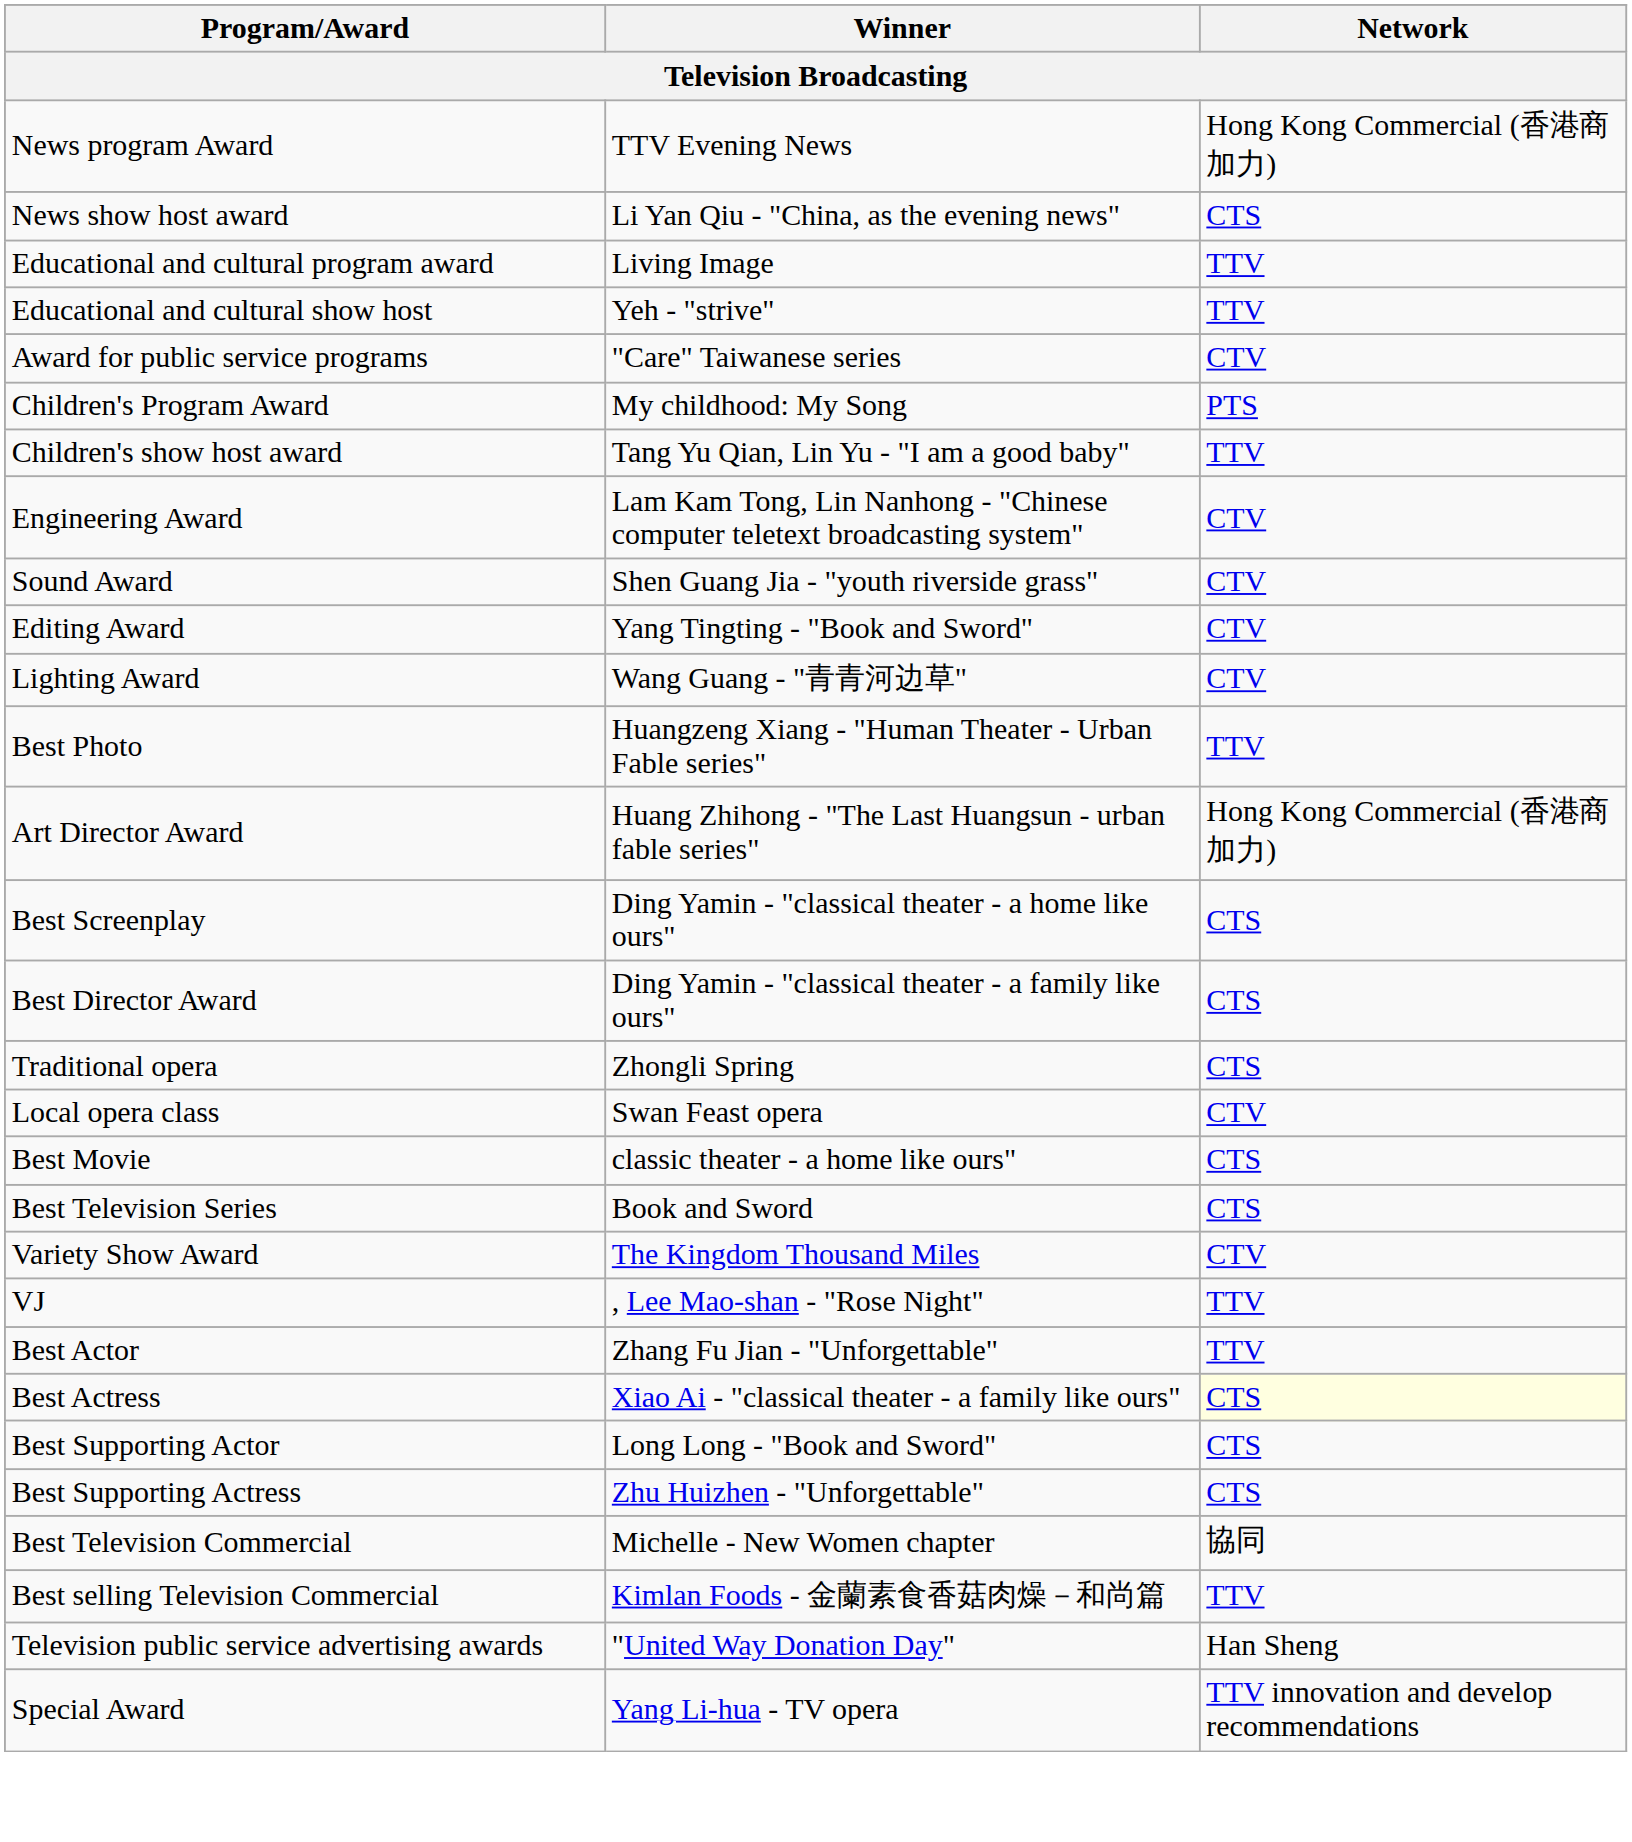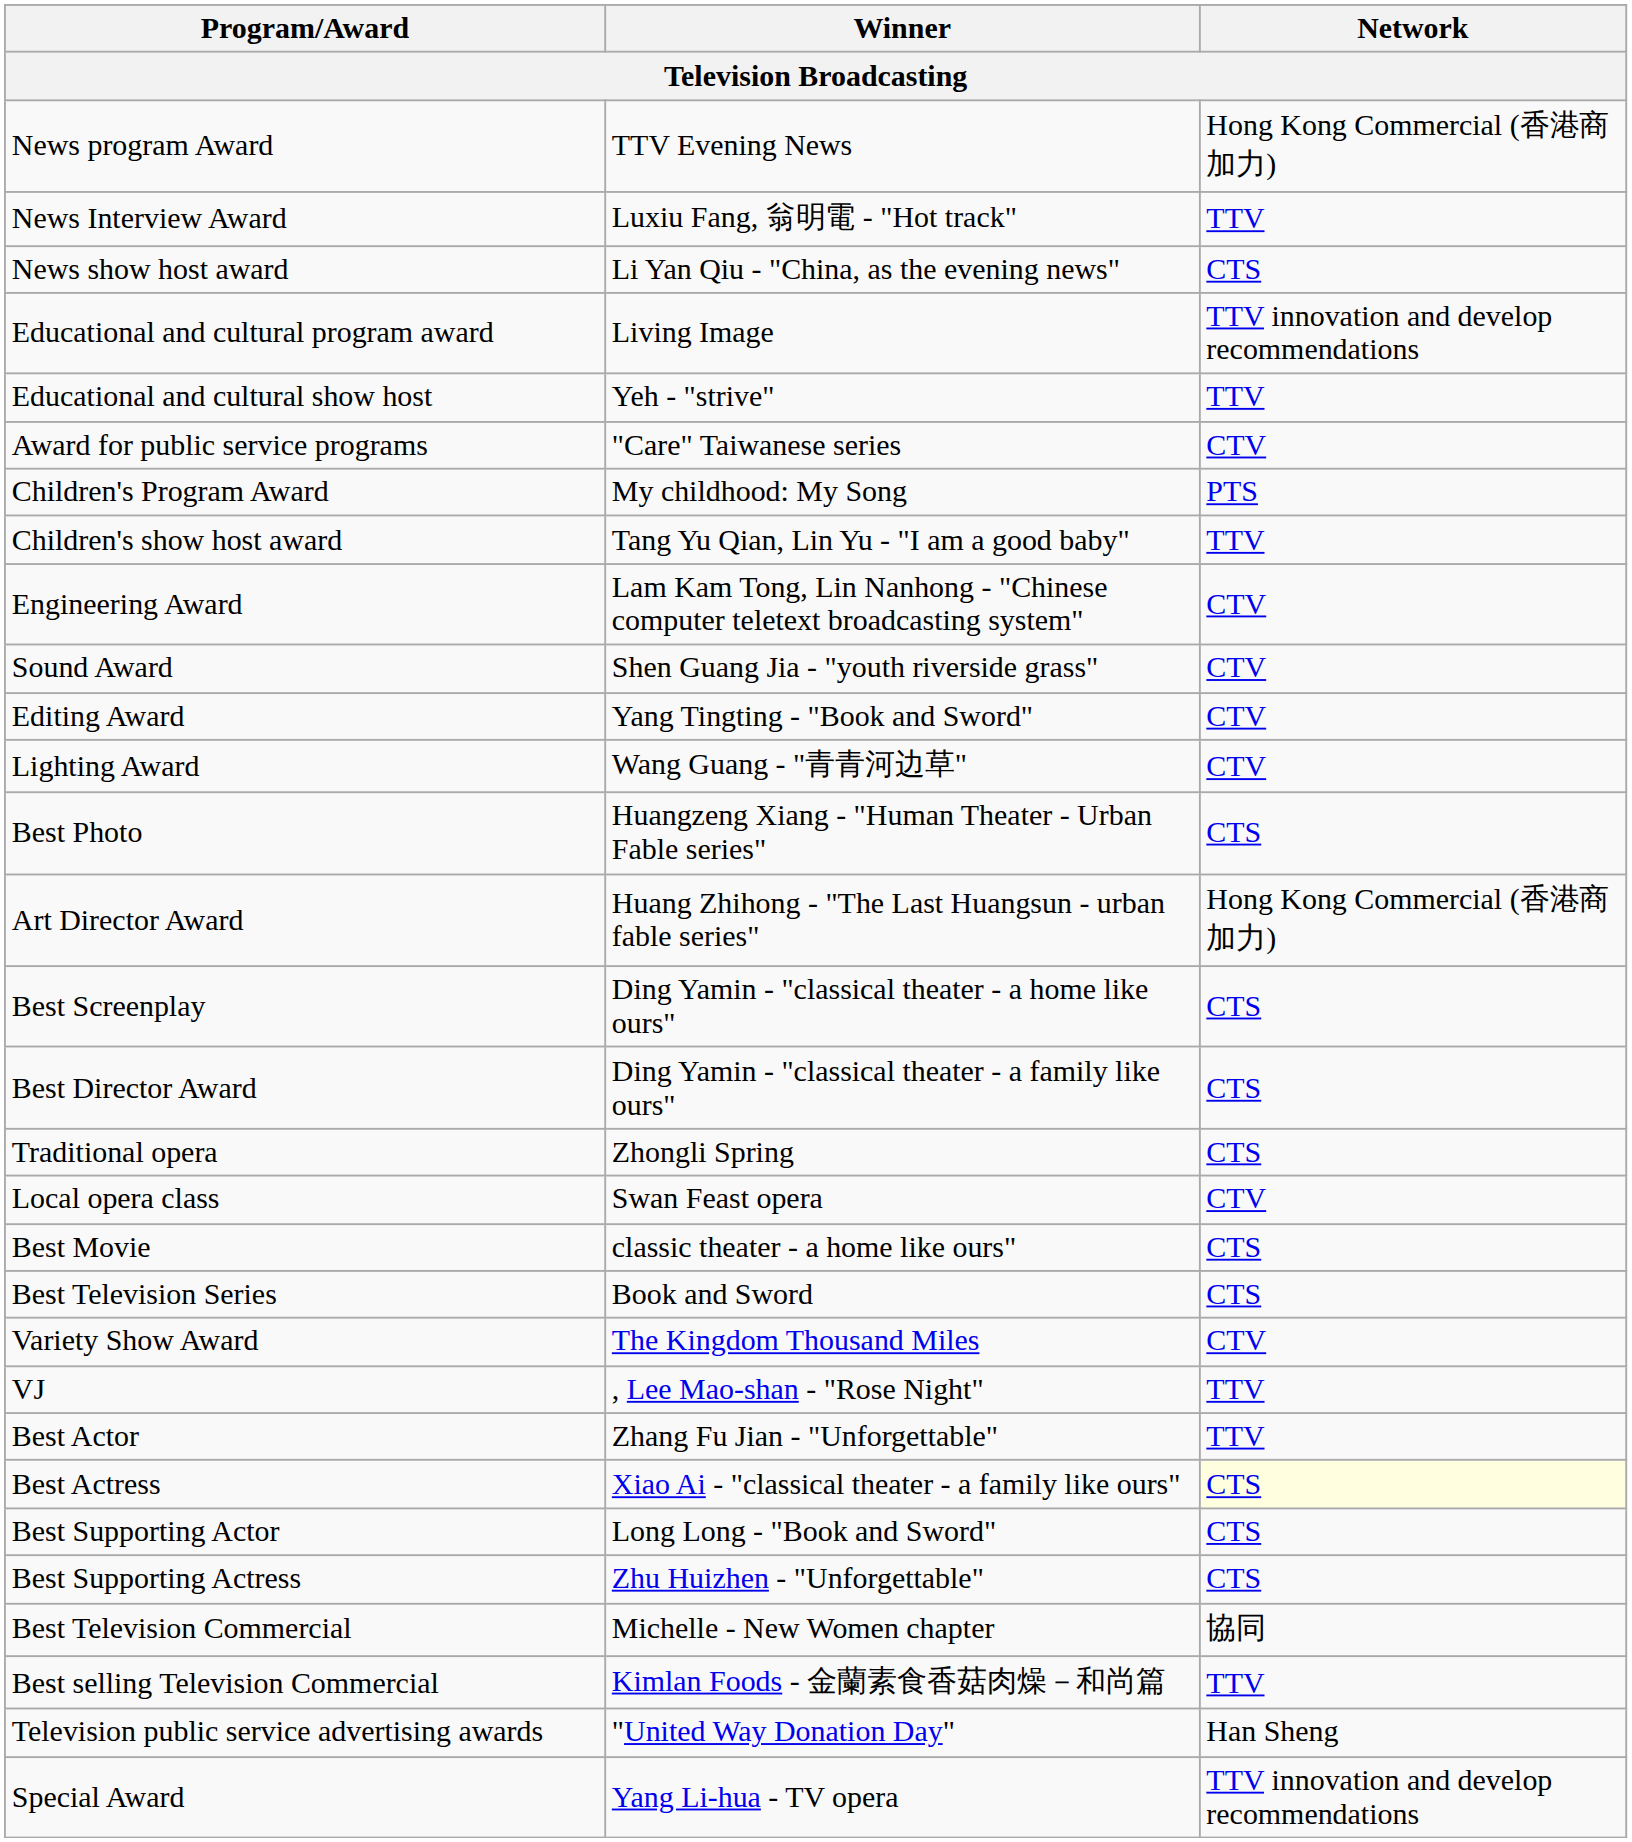+ row: (149, 218)
(1235, 262) TTV -> (1379, 332) TTV innovation and develop recommendations
(1235, 746) TTV -> (1234, 832) CTS
